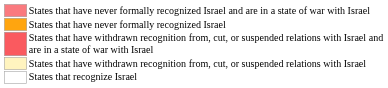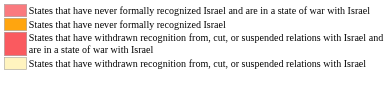- row: (83, 77)
